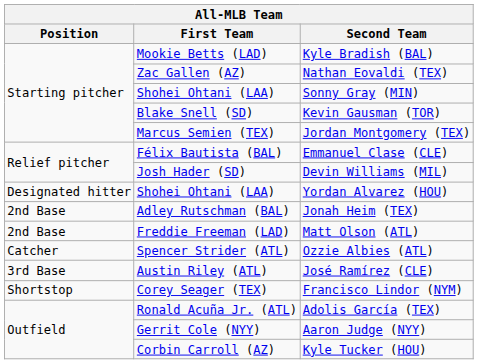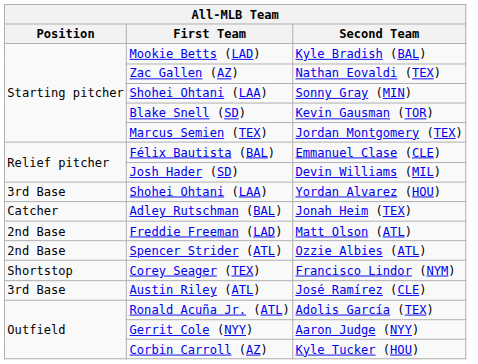(69, 192) Designated hitter -> (36, 192) 3rd Base
(36, 211) 2nd Base -> (33, 211) Catcher
(33, 251) Catcher -> (36, 251) 2nd Base
rows swapped: (368, 270) <-> (383, 290)
